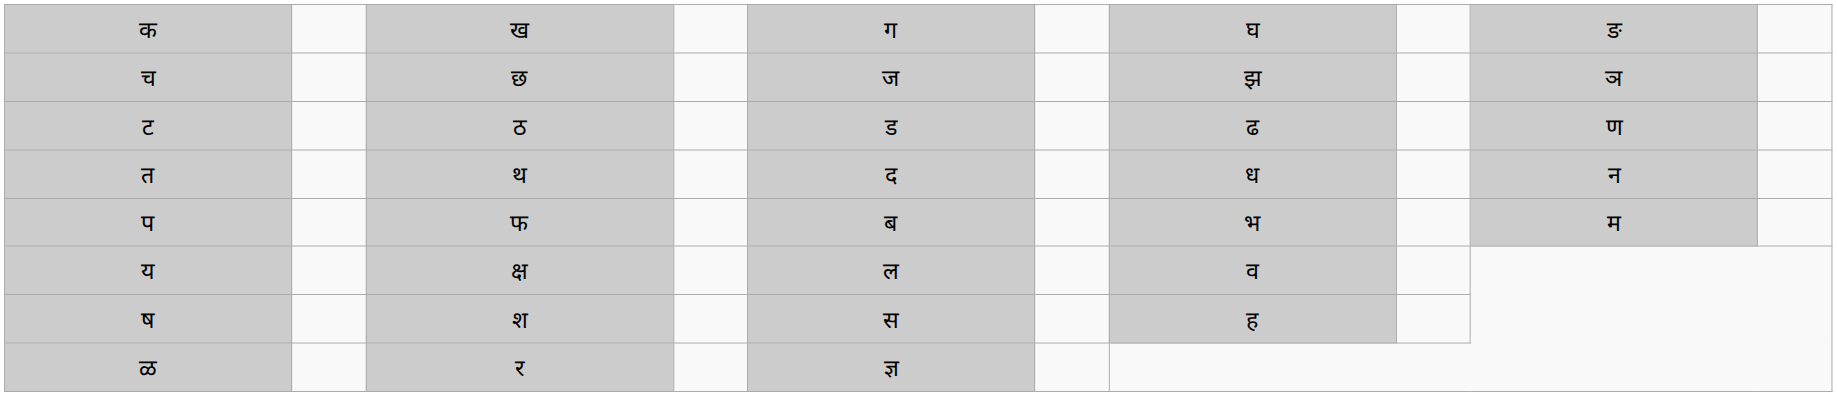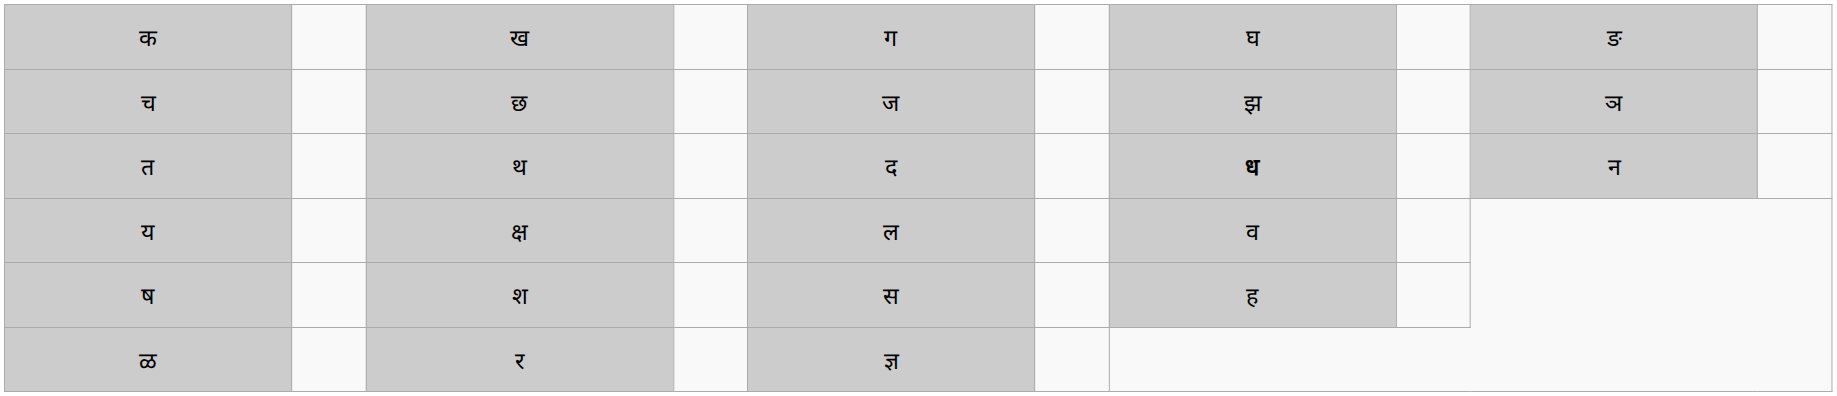- row: (148, 127)
(1252, 175) normal -> (1252, 167) bold
- row: (148, 224)
